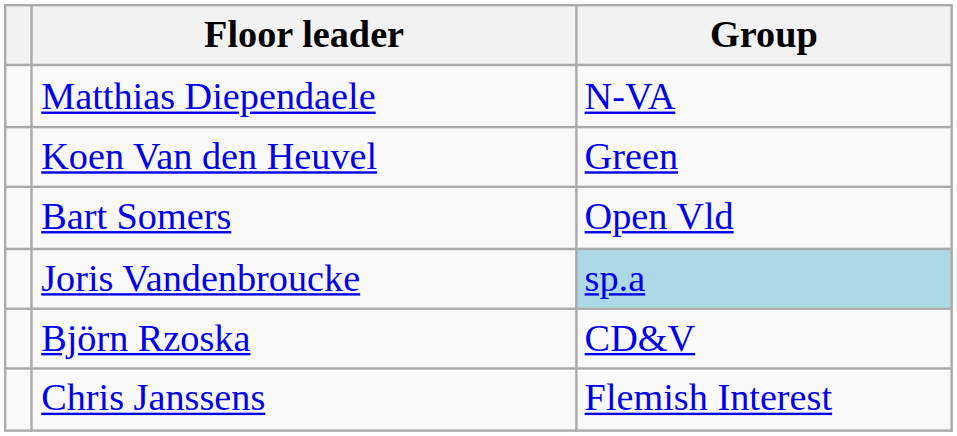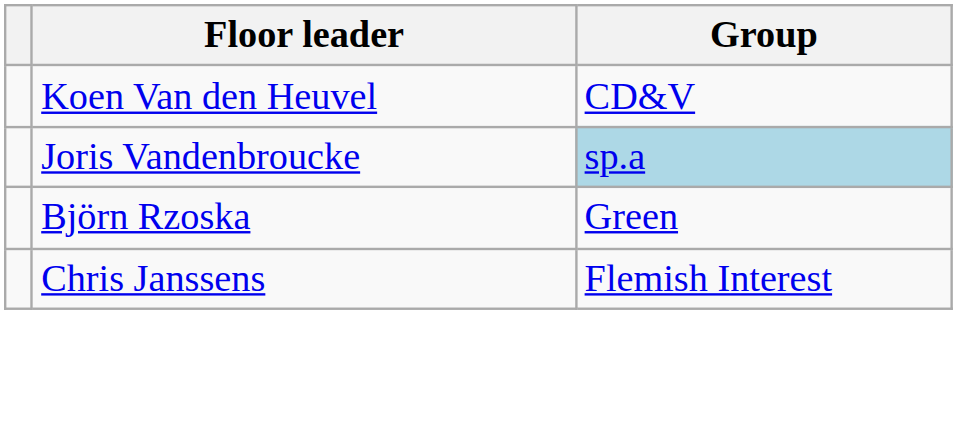- row: (208, 95)
(631, 156) Green -> (640, 95) CD&V
- row: (136, 216)
(640, 338) CD&V -> (631, 216) Green
